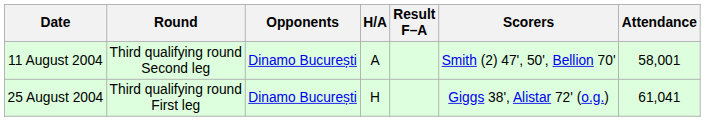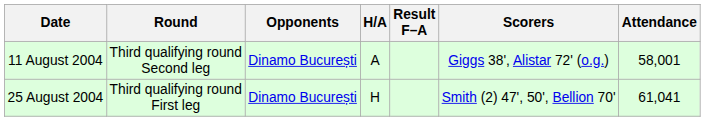(529, 60) Smith (2) 47', 50', Bellion 70' -> (529, 60) Giggs 38', Alistar 72' (o.g.)
(529, 97) Giggs 38', Alistar 72' (o.g.) -> (529, 97) Smith (2) 47', 50', Bellion 70'
